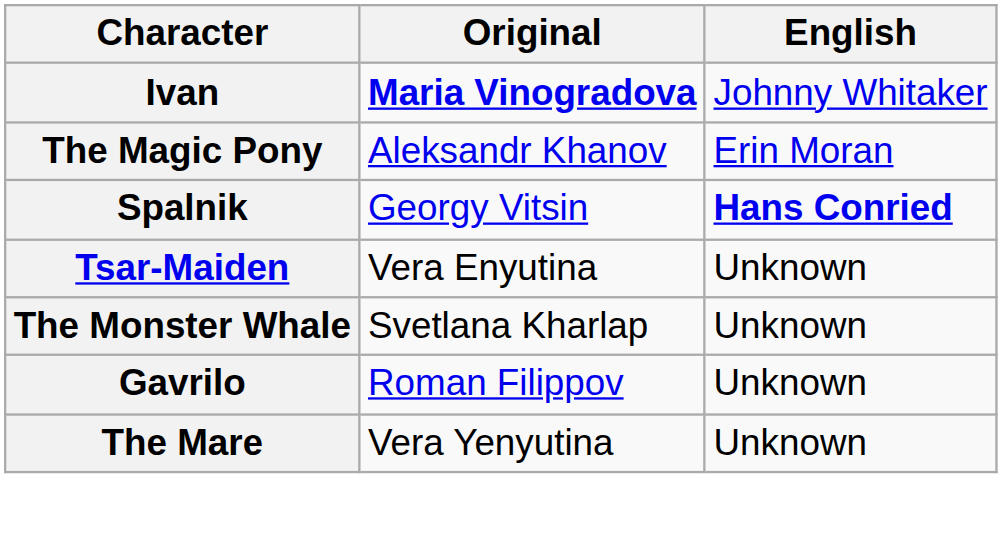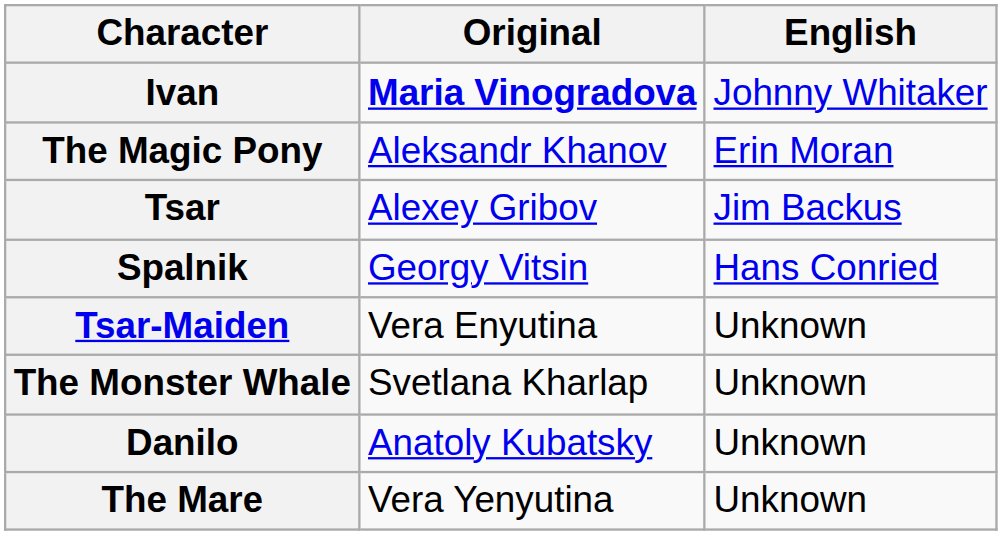+ row: (182, 208)
(833, 208) bold -> (826, 267) normal
+ row: (182, 442)
- row: (182, 383)
